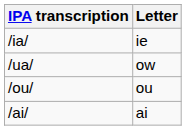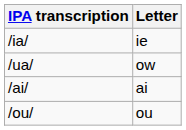rows swapped: (18, 112) <-> (21, 88)
